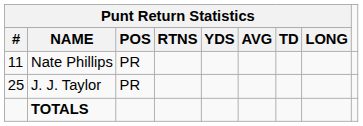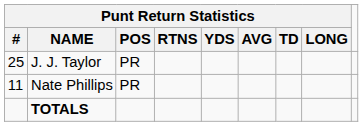rows swapped: (72, 62) <-> (66, 86)
